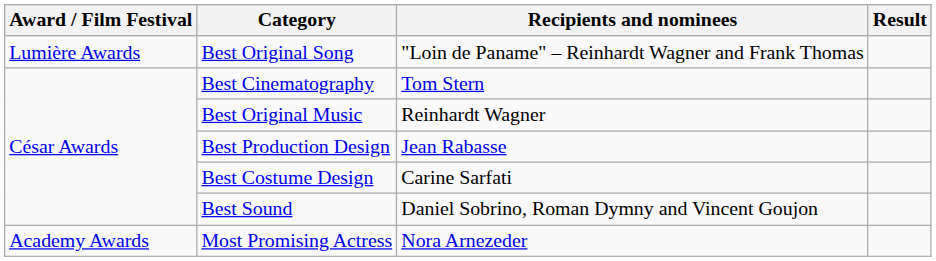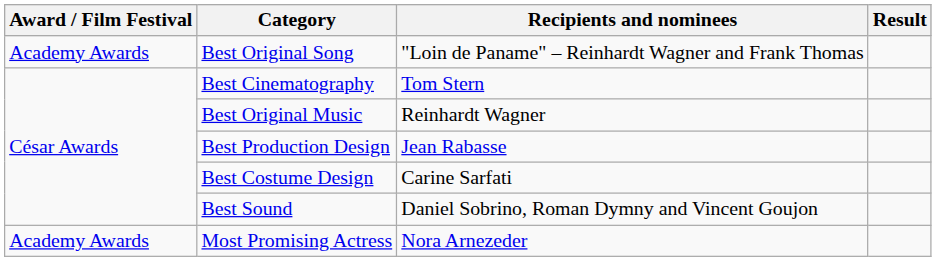(75, 51) Lumière Awards -> (79, 51) Academy Awards
